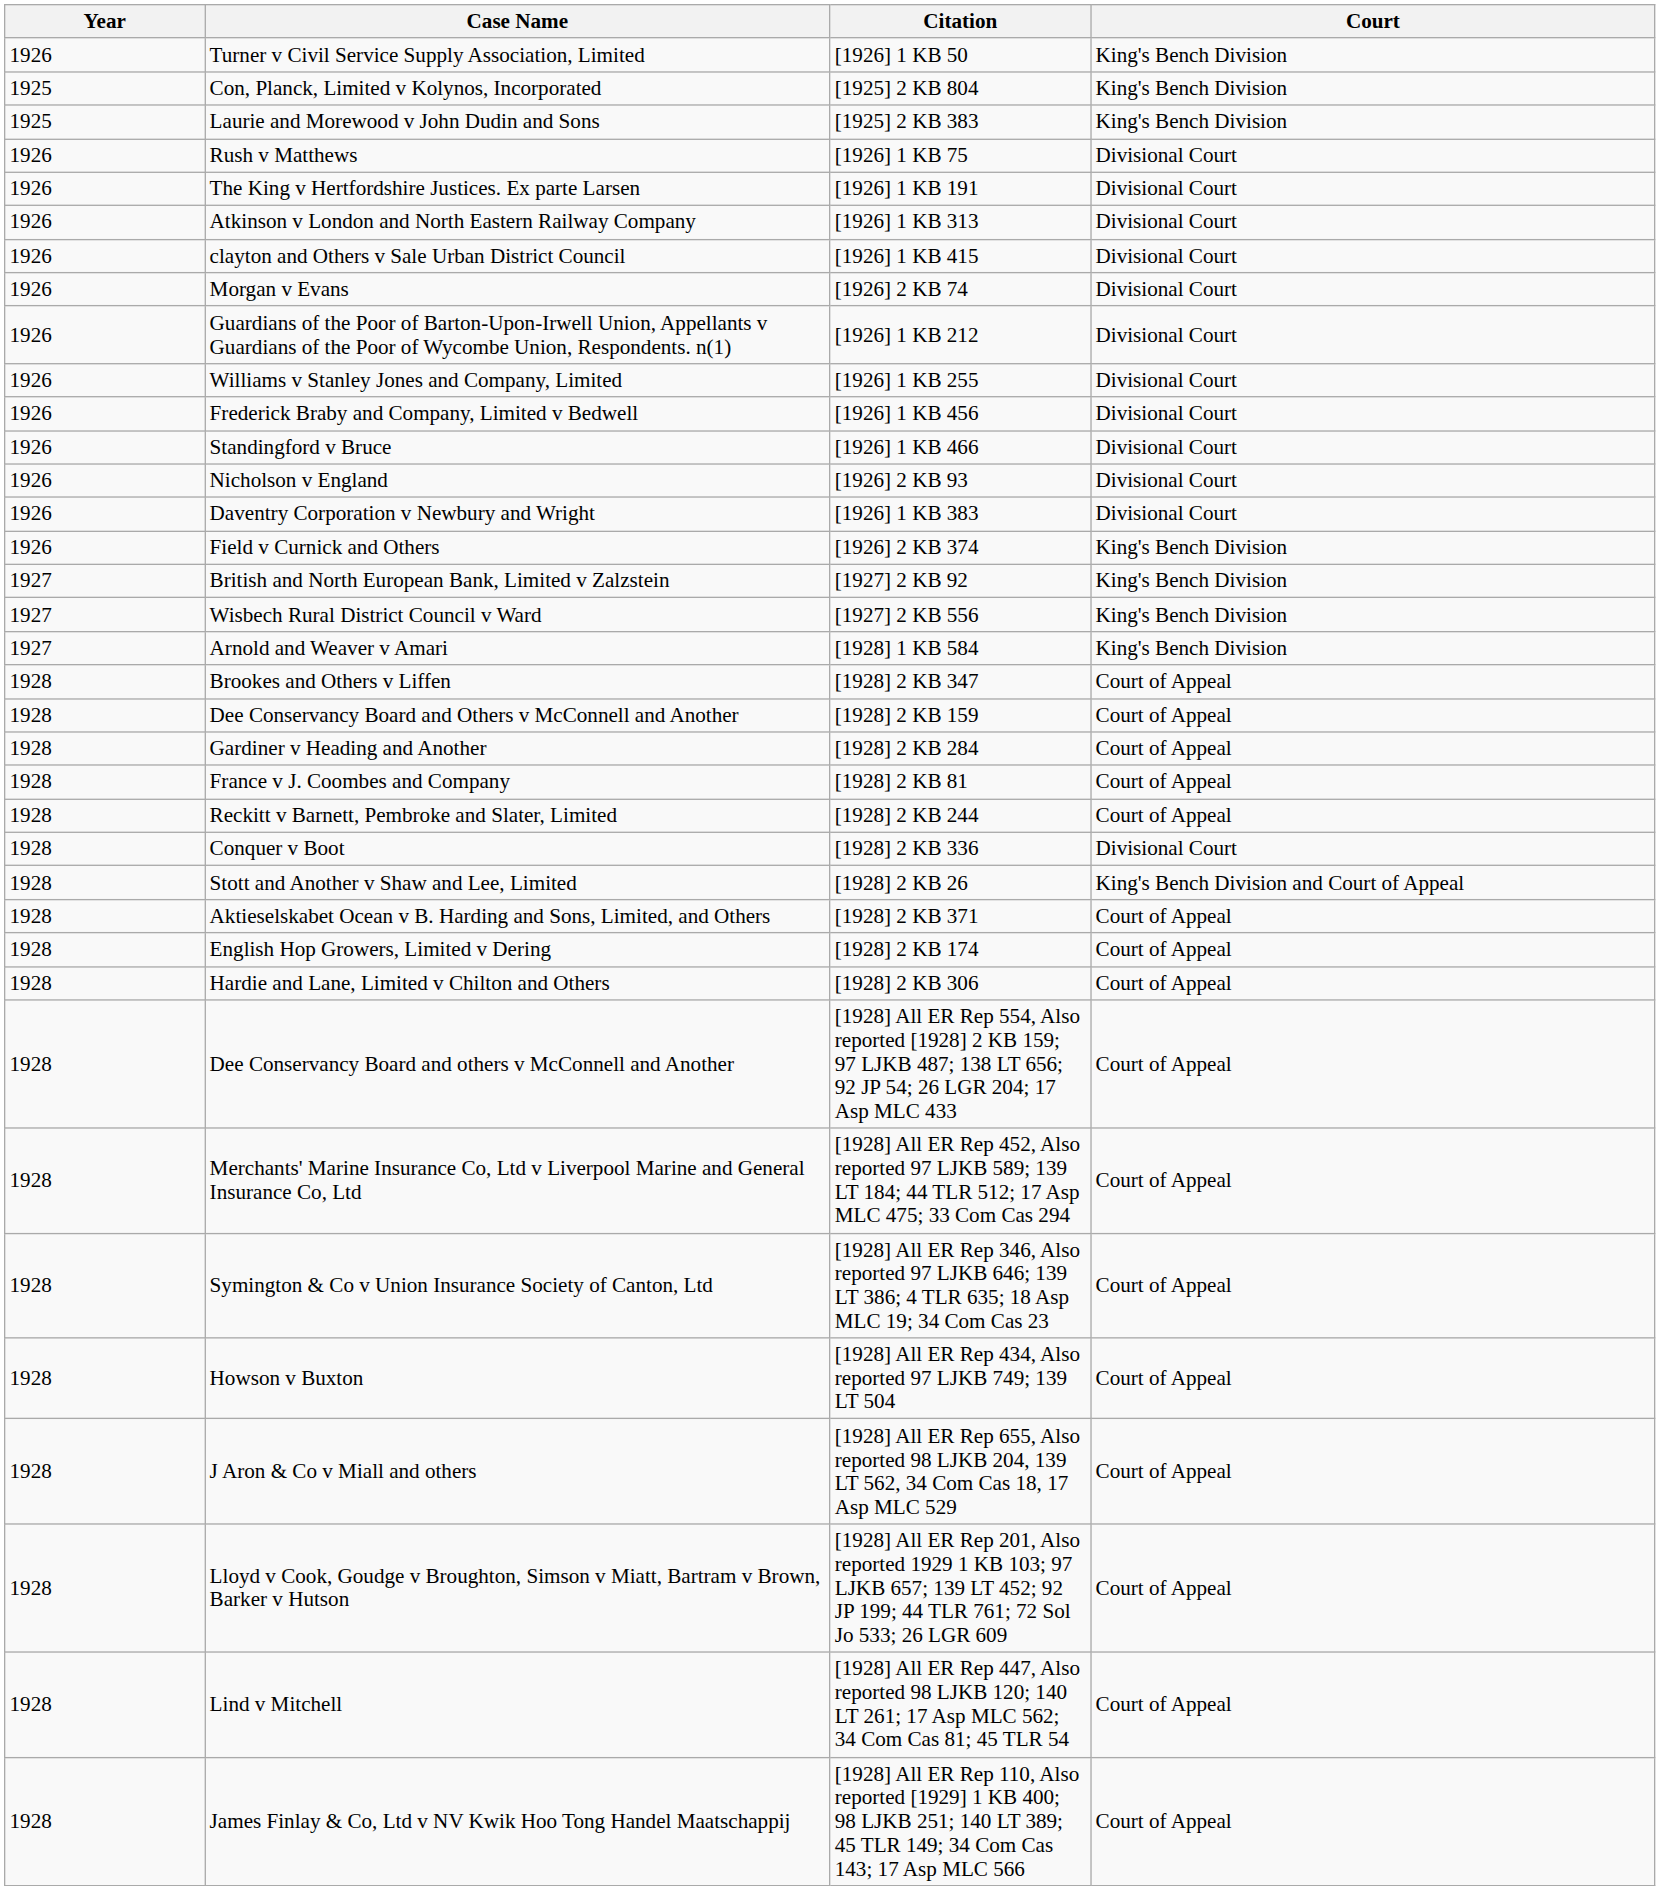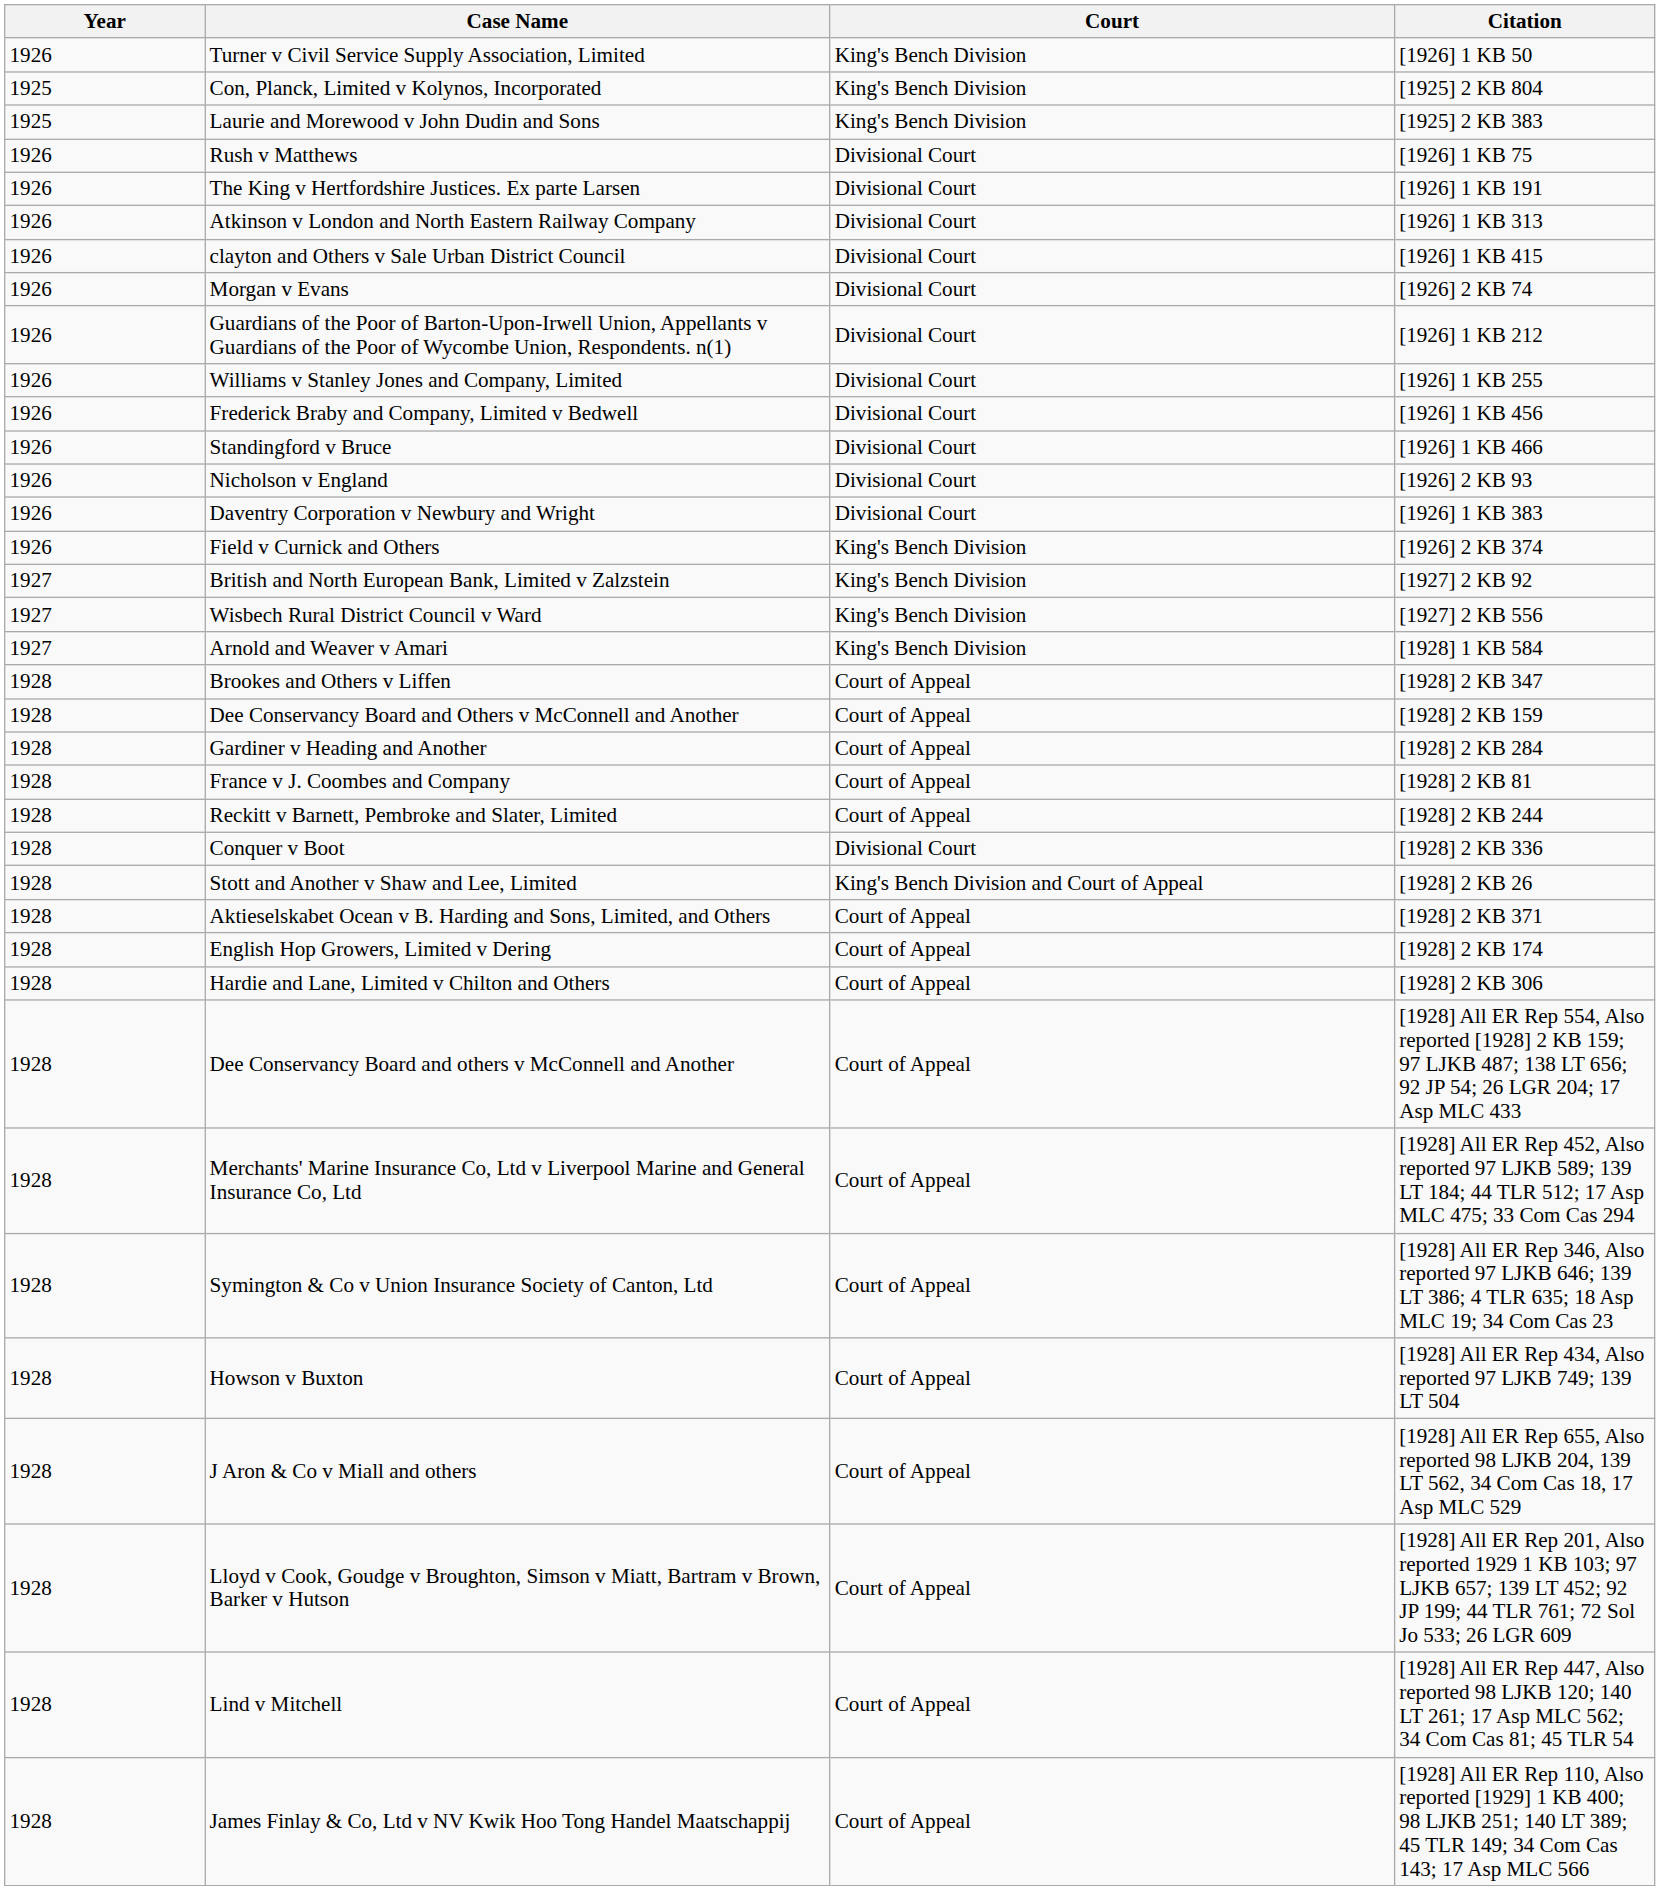columns swapped: (960, 21) <-> (1373, 21)
